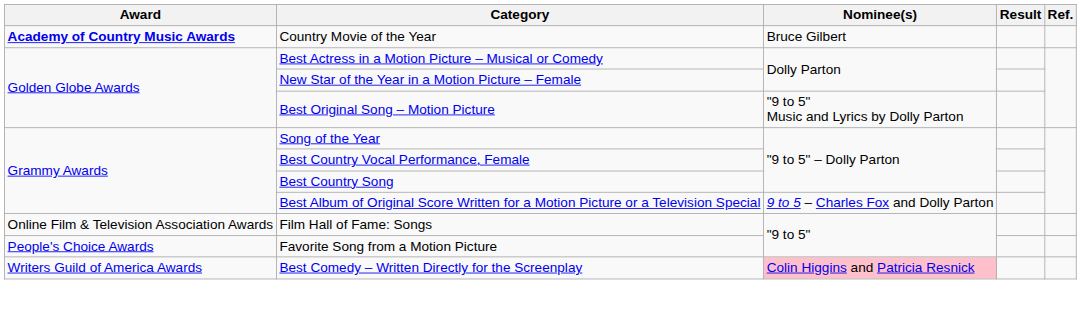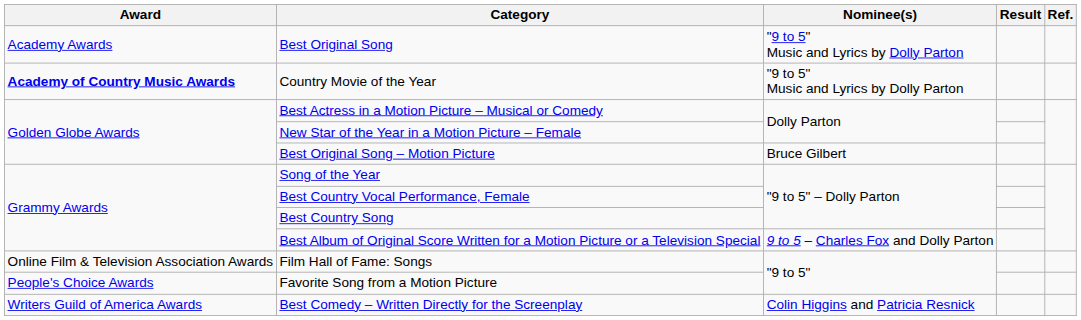+ row: (336, 44)
(806, 36) Bruce Gilbert -> (865, 81) "9 to 5" Music and Lyrics by Dolly Parton
(865, 109) "9 to 5" Music and Lyrics by Dolly Parton -> (806, 153) Bruce Gilbert
(871, 267) pink background -> (871, 304) no background
